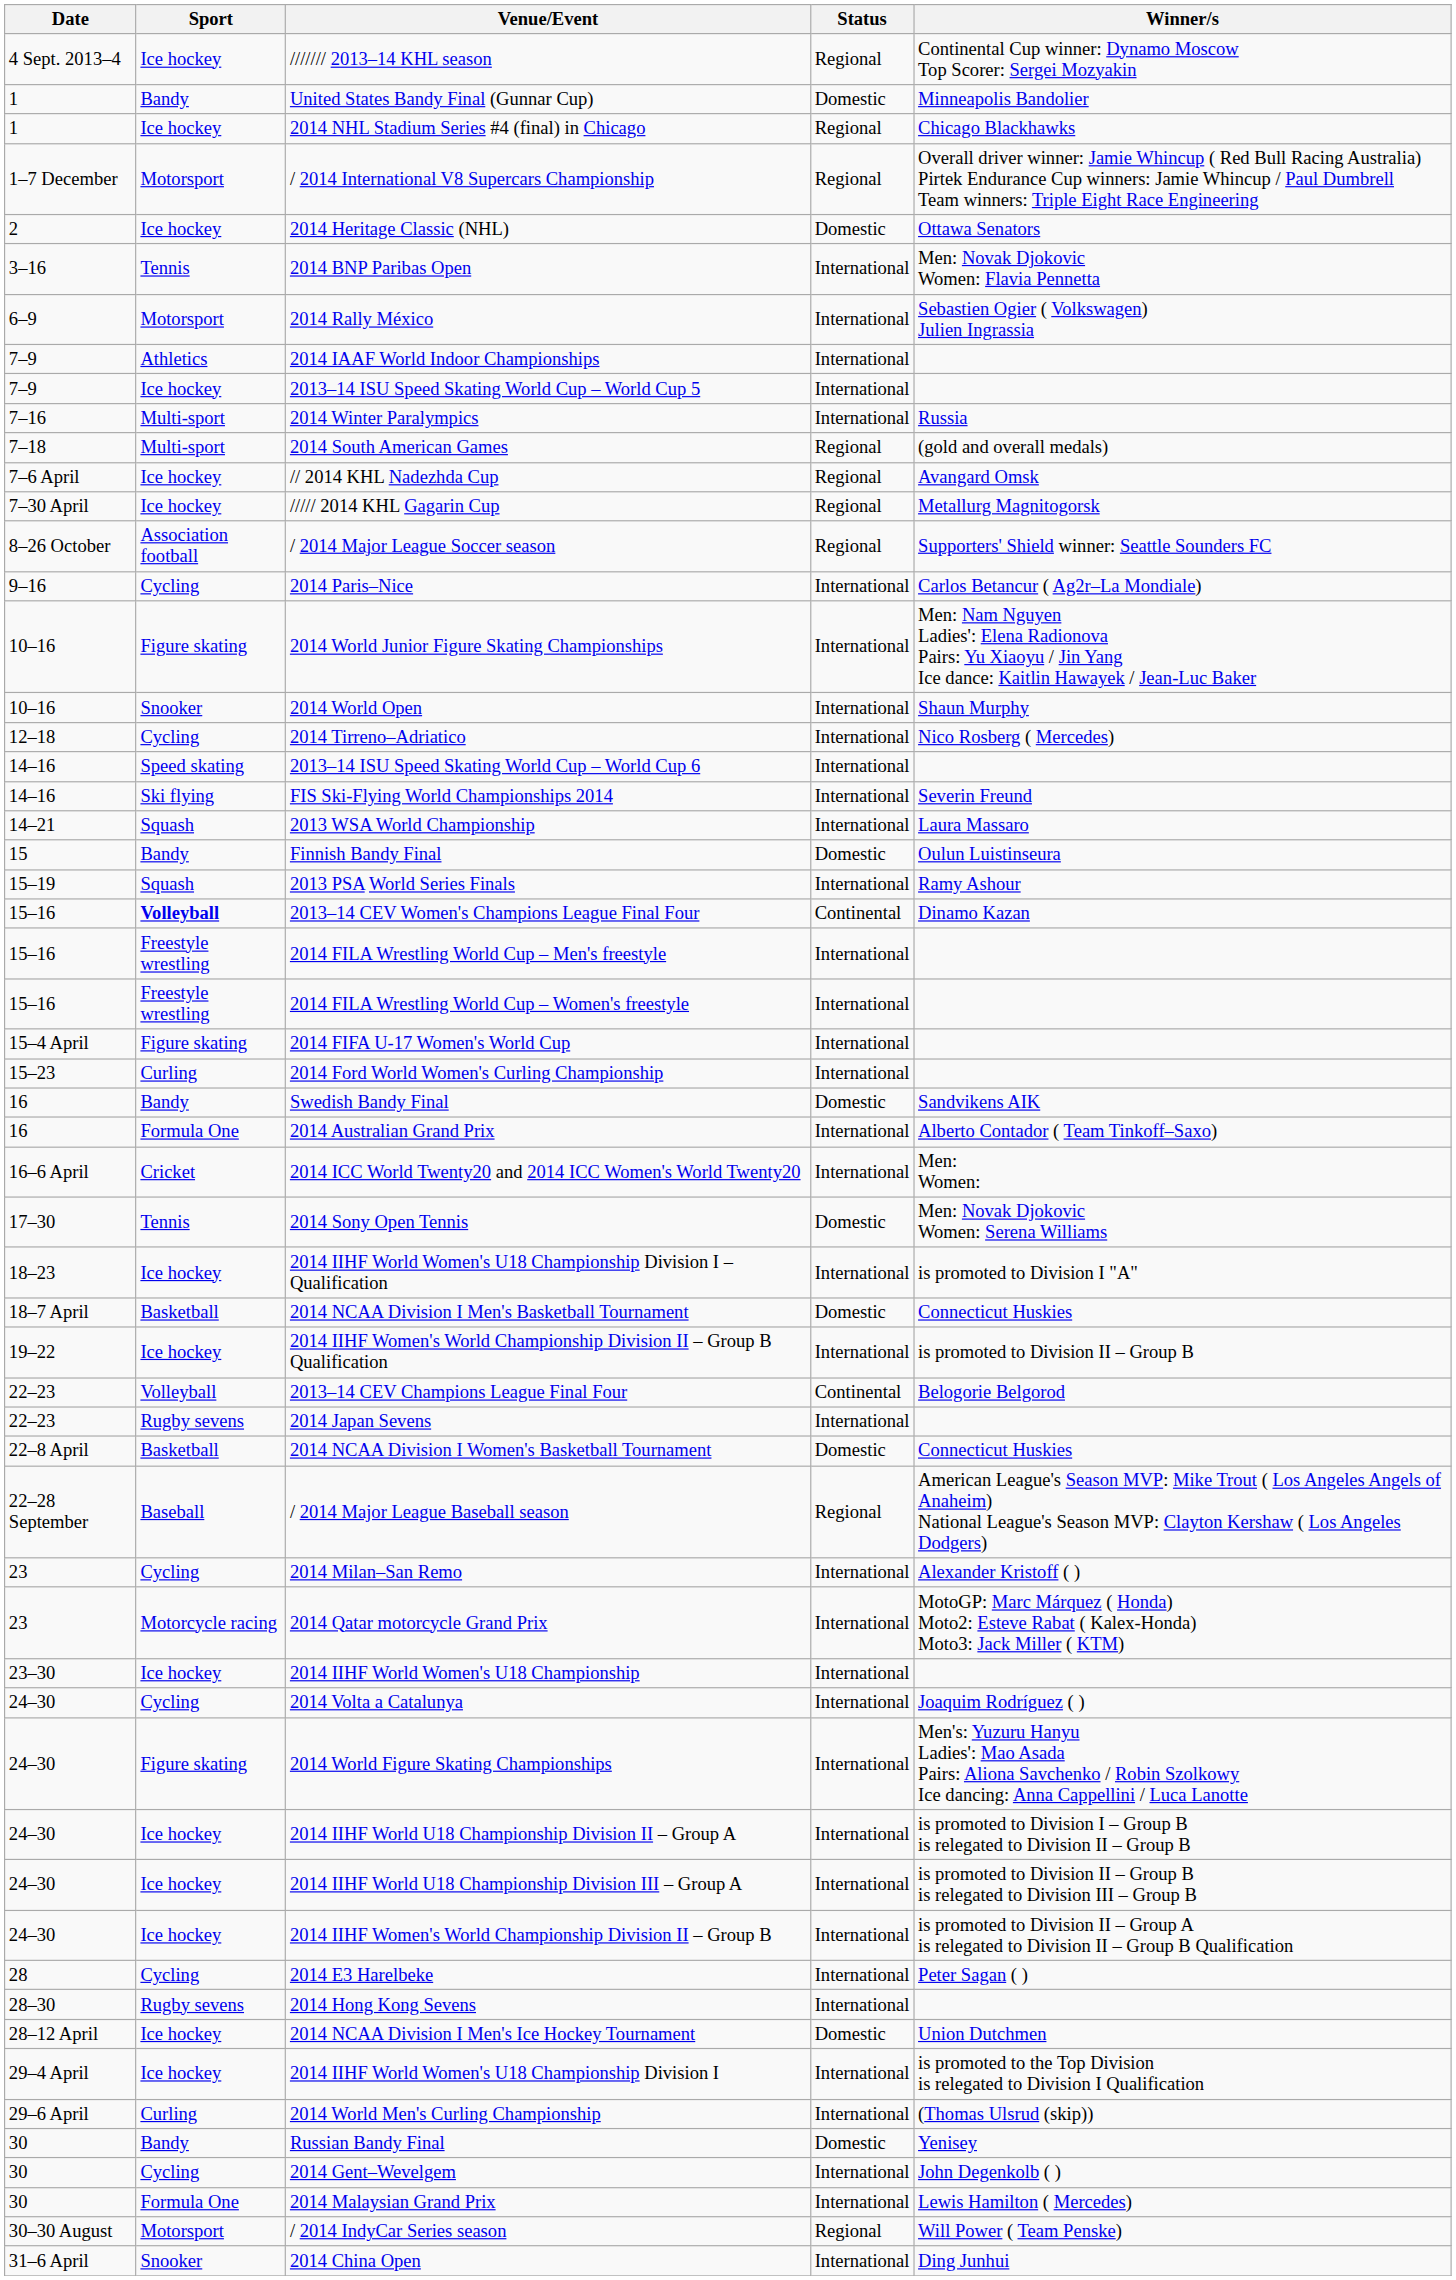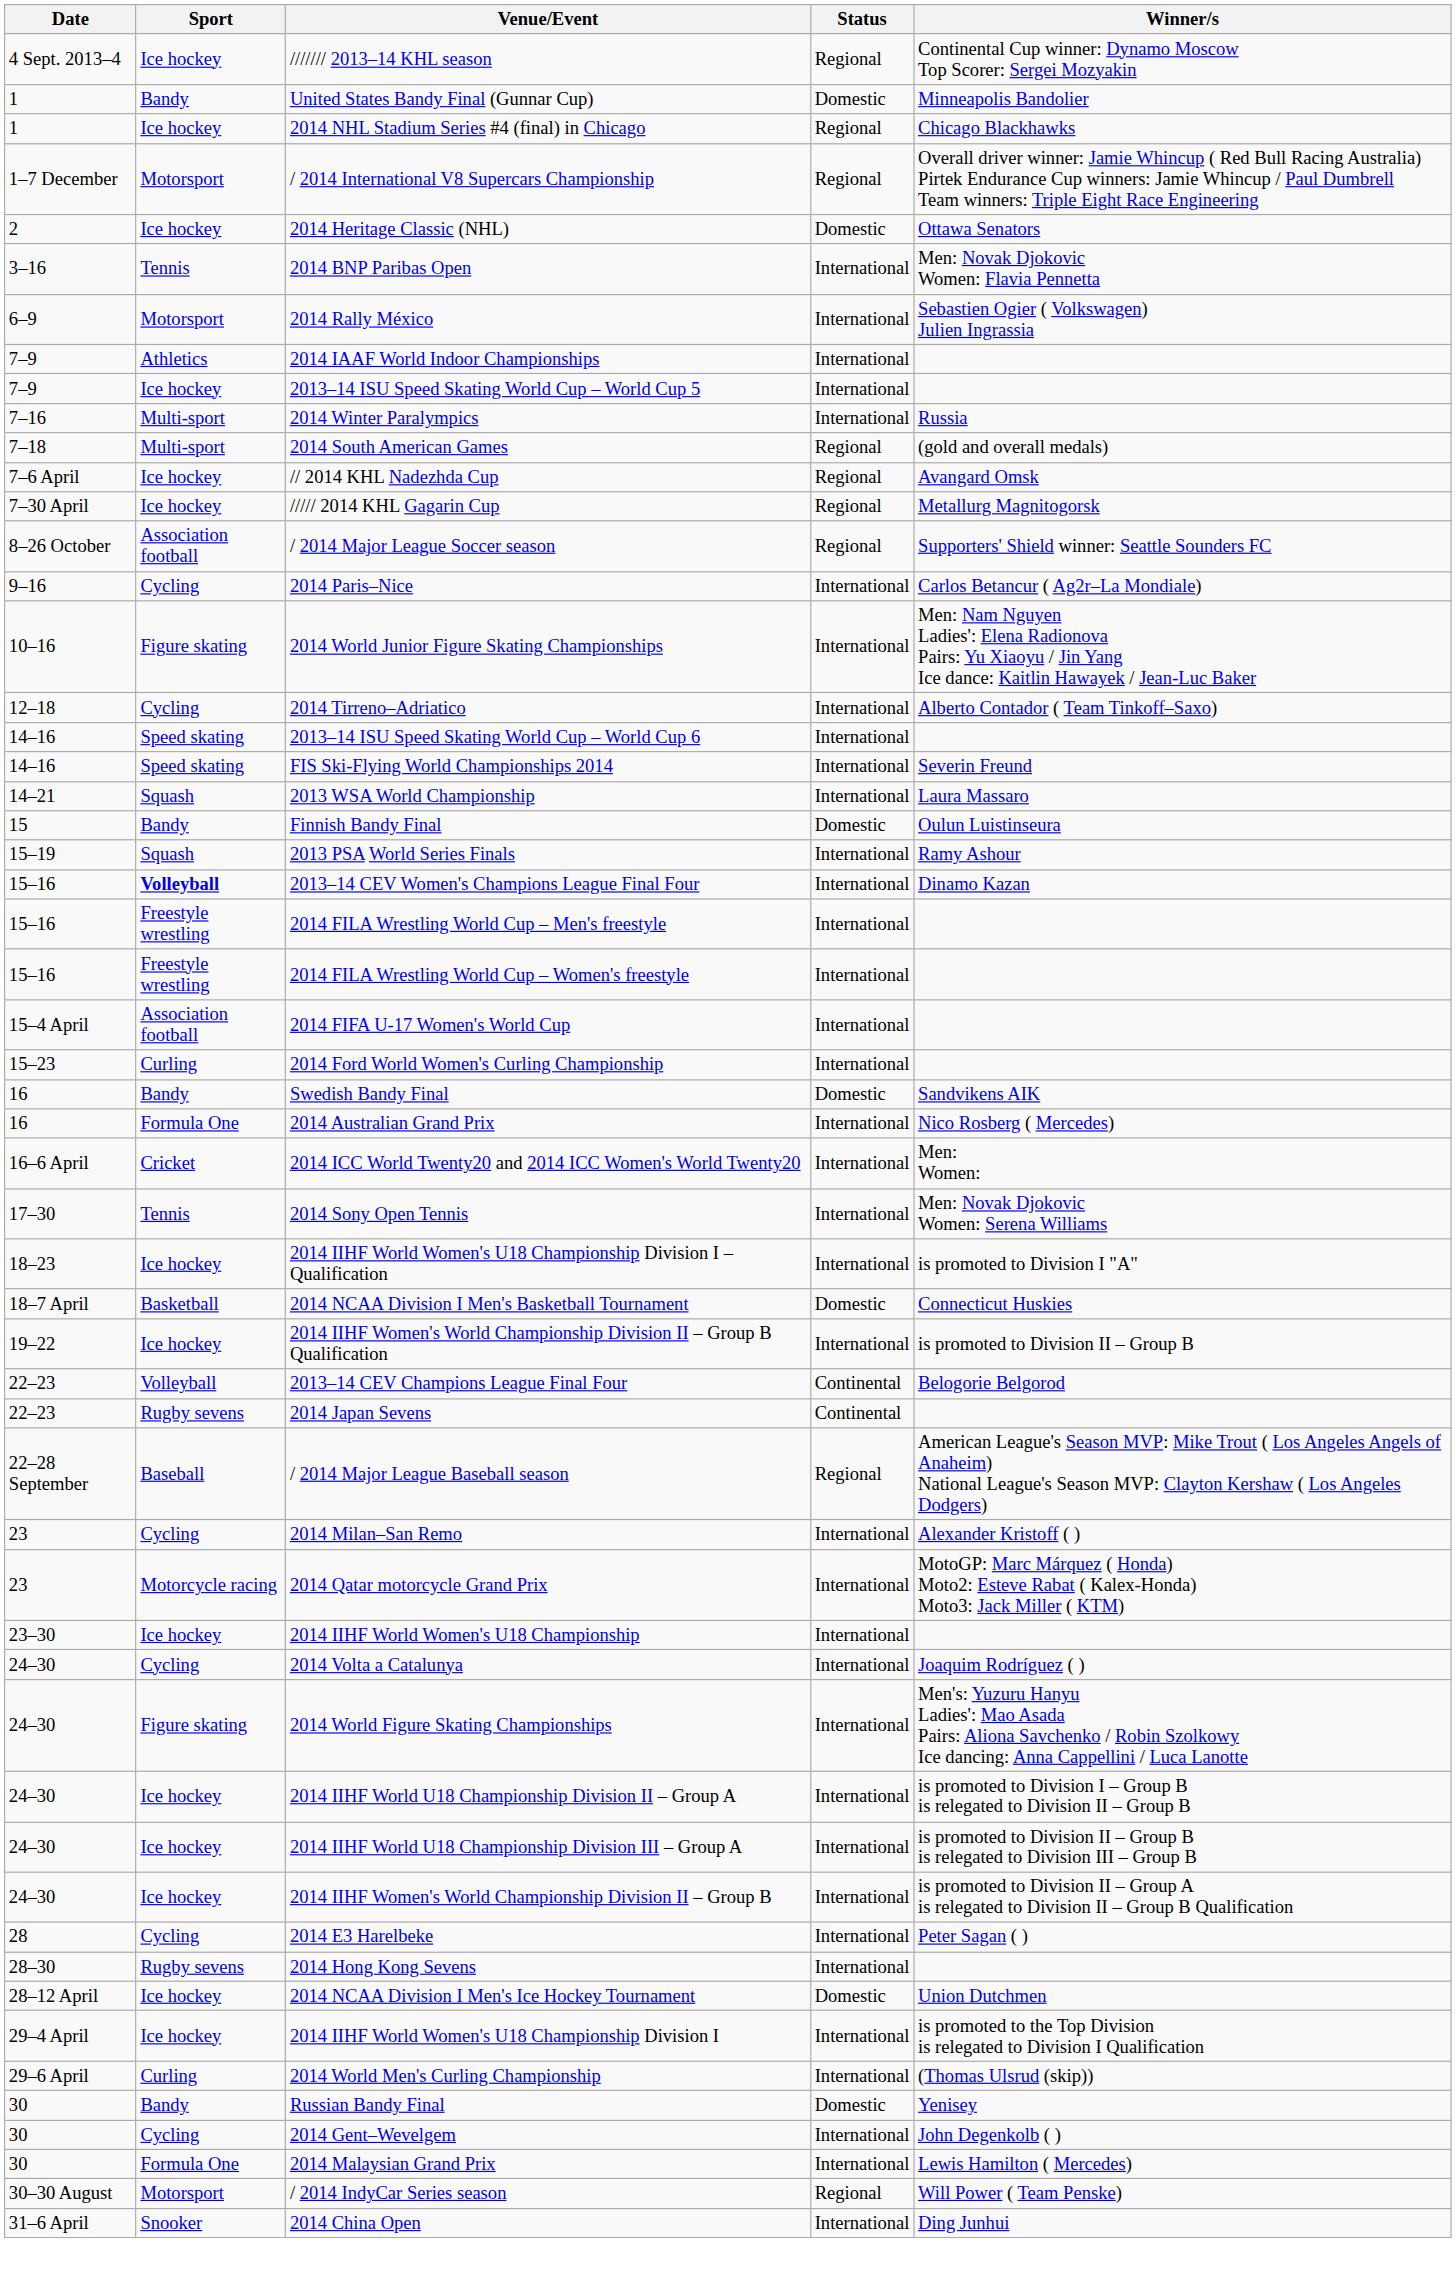- row: (356, 707)
(1016, 736) Nico Rosberg ( Mercedes) -> (1068, 707) Alberto Contador ( Team Tinkoff–Saxo)
(177, 795) Ski flying -> (192, 766) Speed skating
(858, 913) Continental -> (862, 884) International
(194, 1043) Figure skating -> (184, 1024) Association football
(1068, 1131) Alberto Contador ( Team Tinkoff–Saxo) -> (1016, 1123) Nico Rosberg ( Mercedes)
(850, 1222) Domestic -> (862, 1213) International
(862, 1421) International -> (858, 1412) Continental
- row: (501, 1450)
